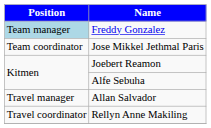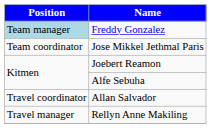(40, 98) Travel manager -> (47, 98) Travel coordinator
(47, 115) Travel coordinator -> (40, 115) Travel manager
